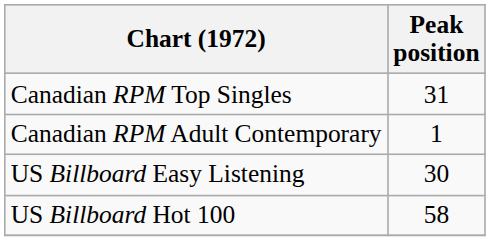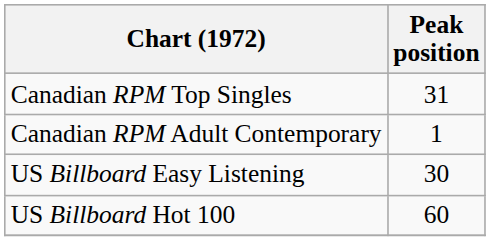(436, 214) 58 -> (436, 214) 60
